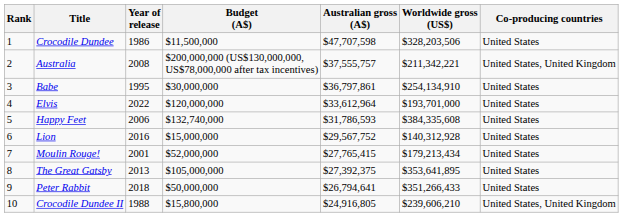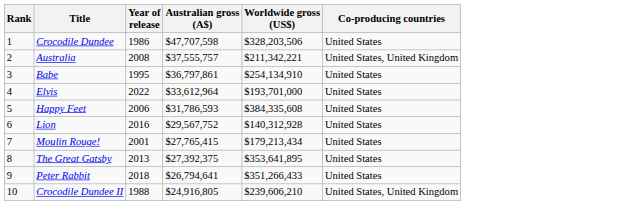- column: (242, 18)
